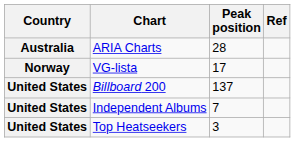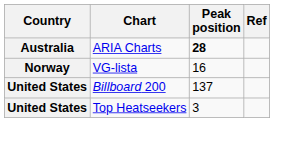(219, 48) normal -> (199, 48) bold
(219, 68) 17 -> (199, 68) 16
- row: (150, 107)
